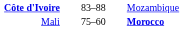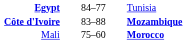+ row: (47, 8)
(153, 8) normal -> (155, 21) bold
